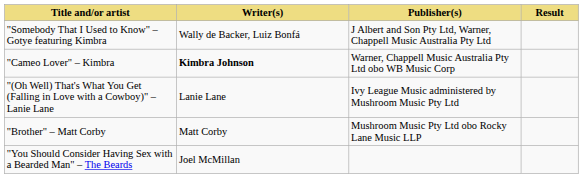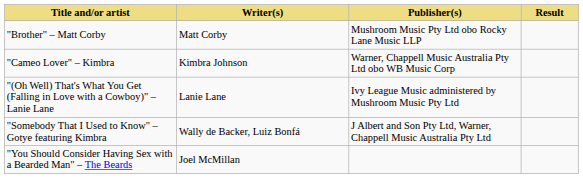rows swapped: (56, 131) <-> (82, 35)
(216, 63) bold -> (213, 63) normal
